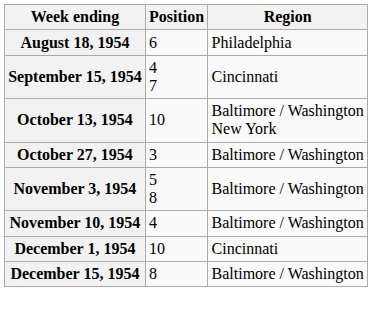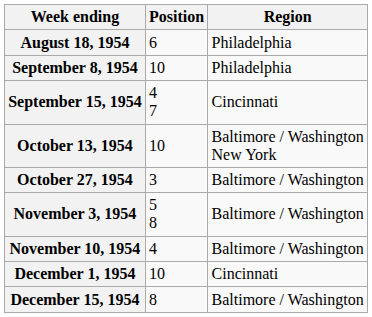+ row: (75, 67)
